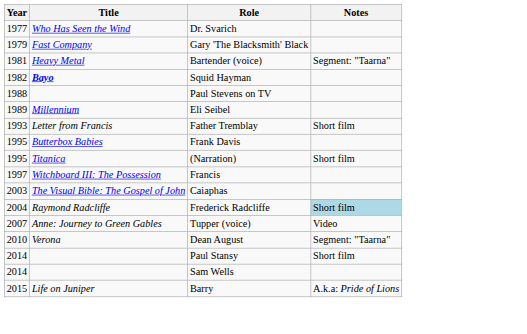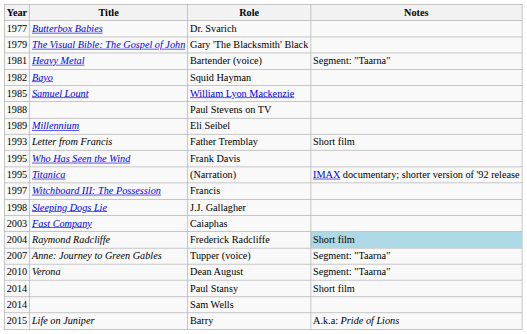(81, 28) Who Has Seen the Wind -> (67, 28) Butterbox Babies
(62, 45) Fast Company -> (109, 45) The Visual Bible: The Gospel of John
(43, 77) bold -> (42, 77) normal
+ row: (242, 93)
(67, 142) Butterbox Babies -> (81, 158) Who Has Seen the Wind
(334, 158) Short film -> (416, 175) IMAX documentary; shorter version of '92 release
+ row: (218, 207)
(109, 191) The Visual Bible: The Gospel of John -> (62, 223) Fast Company
(325, 223) Video -> (352, 256) Segment: "Taarna"
